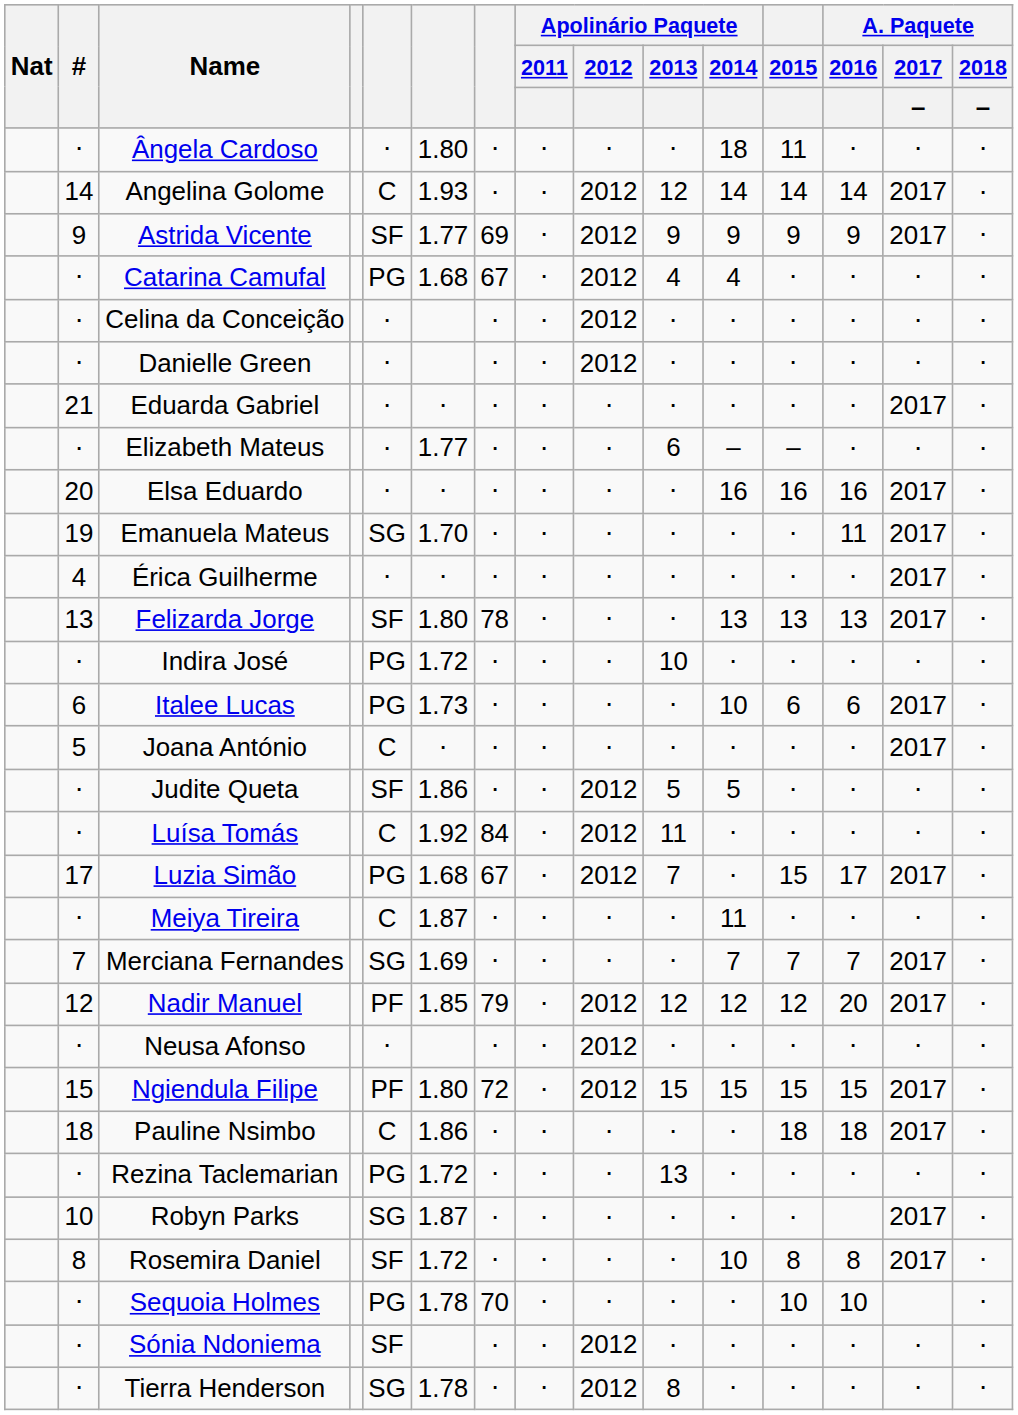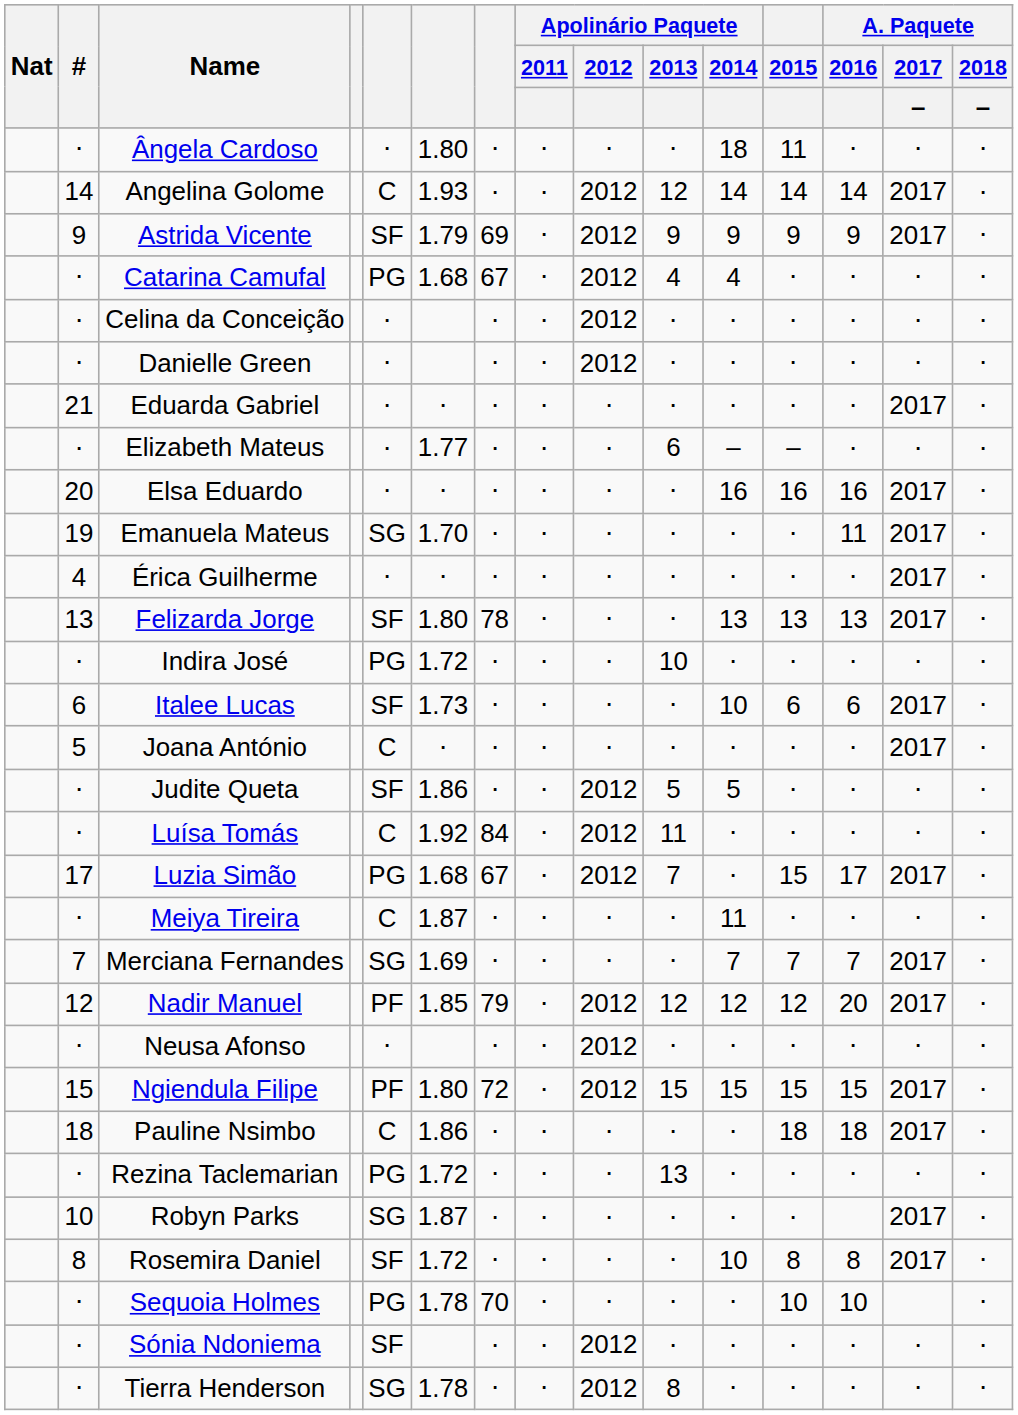(443, 234) 1.77 -> (443, 234) 1.79
(387, 704) PG -> (387, 704) SF
